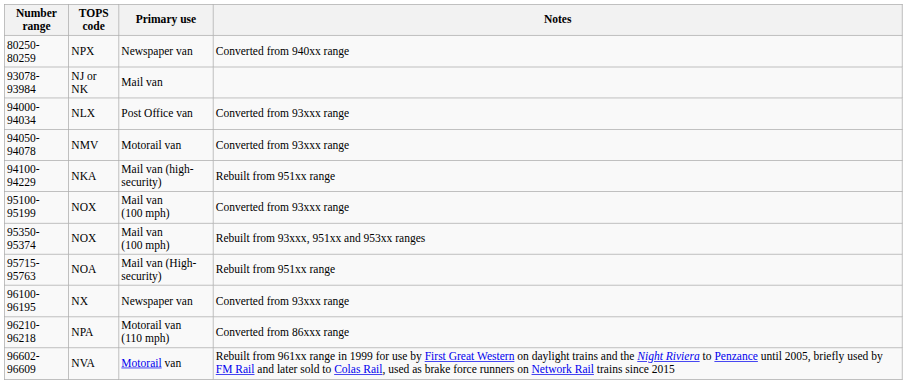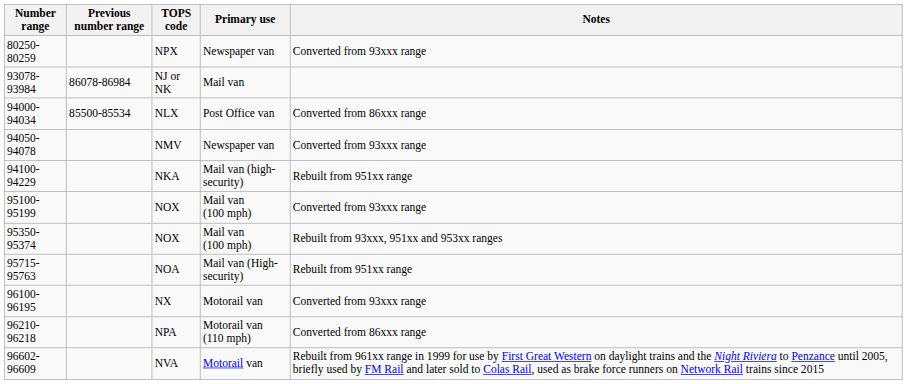+ column: (109, 20)
(282, 51) Converted from 940xx range -> (360, 51) Converted from 93xxx range
(282, 113) Converted from 93xxx range -> (360, 113) Converted from 86xxx range
(151, 145) Motorail van -> (239, 145) Newspaper van
(157, 301) Newspaper van -> (233, 301) Motorail van
